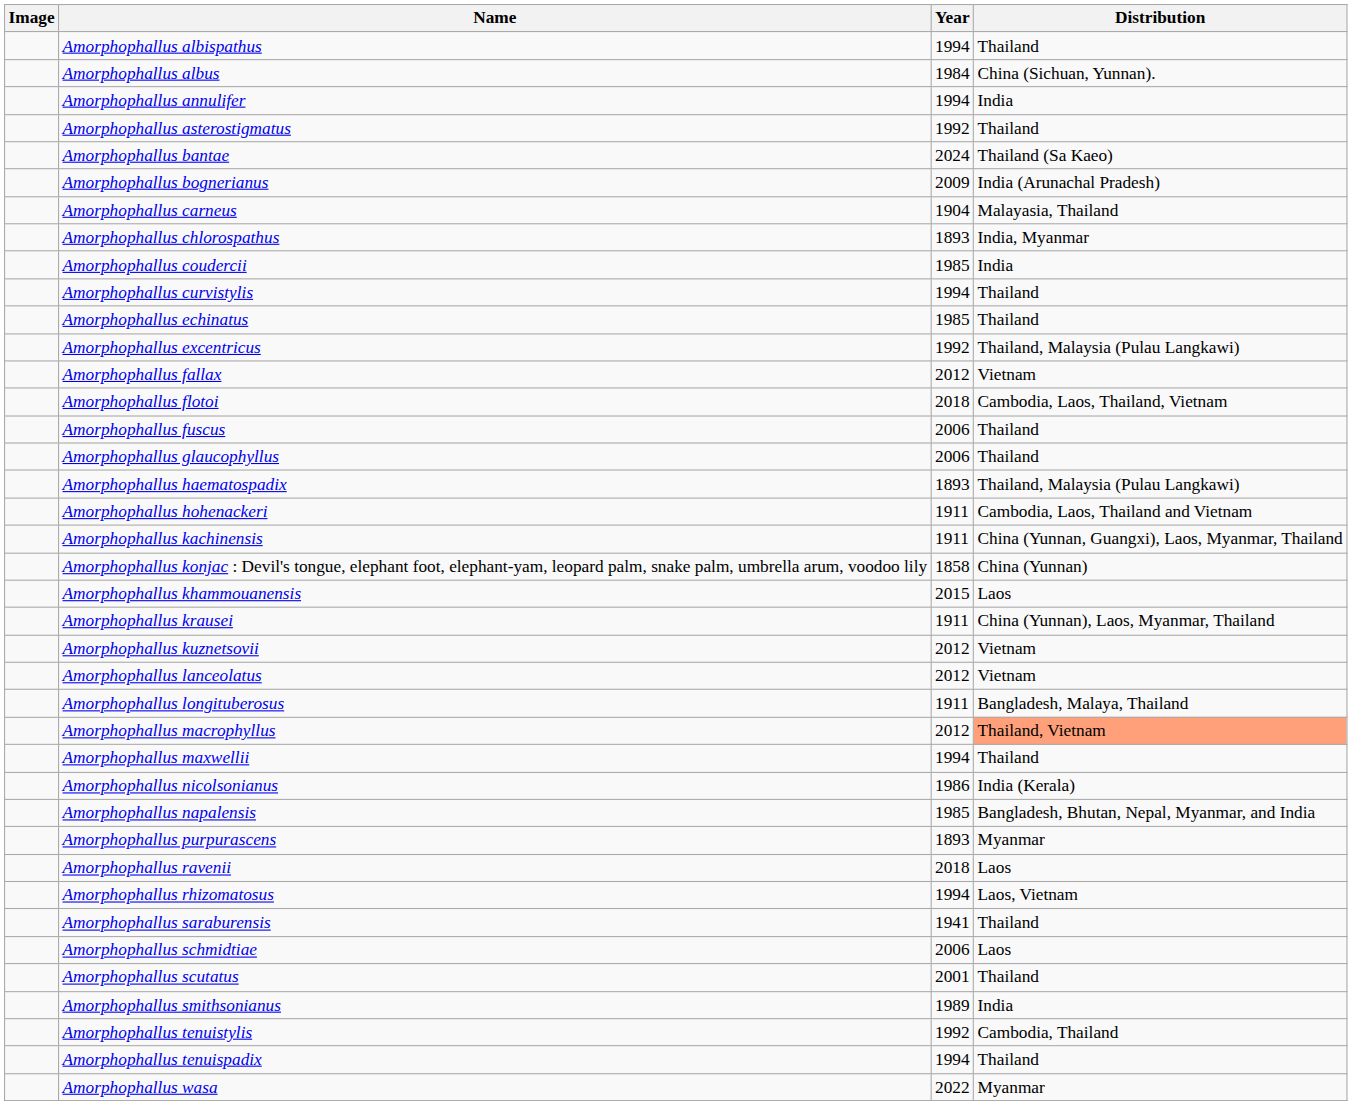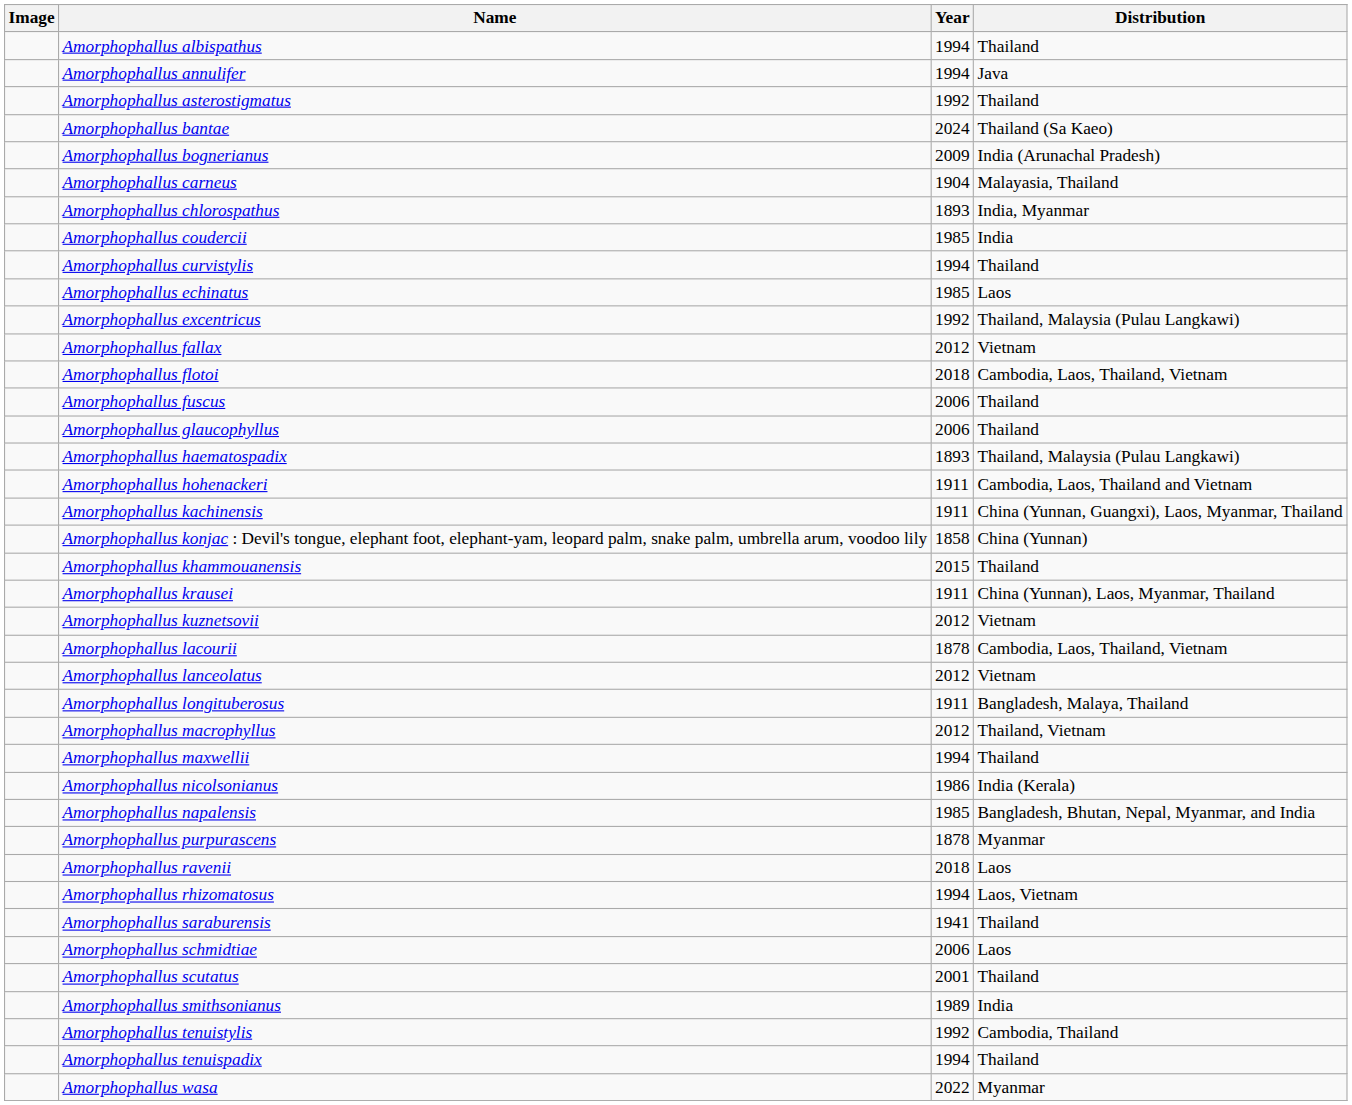- row: (141, 73)
(995, 100) India -> (993, 73) Java
(1008, 319) Thailand -> (994, 292) Laos
(994, 593) Laos -> (1008, 566) Thailand
+ row: (150, 648)
(1042, 730) lightsalmon background -> (1042, 730) no background
(952, 840) 1893 -> (952, 840) 1878
